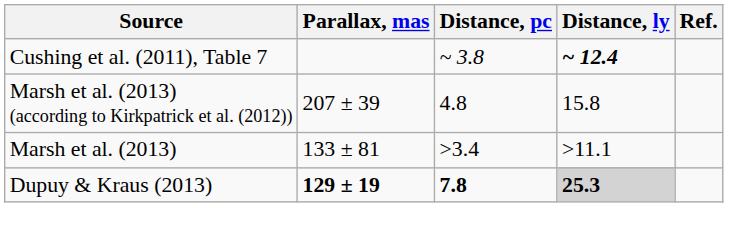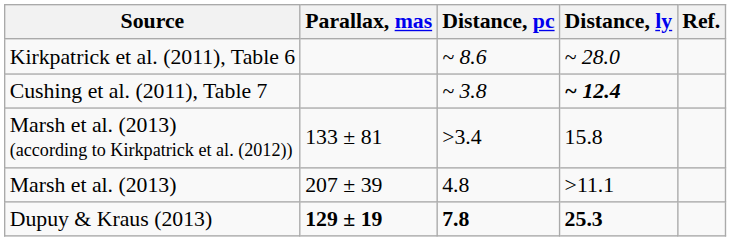+ row: (152, 56)
(341, 103) 207 ± 39 -> (344, 137) 133 ± 81
(453, 103) 4.8 -> (462, 137) >3.4
(341, 149) 133 ± 81 -> (344, 184) 207 ± 39
(459, 149) >3.4 -> (456, 184) 4.8
(581, 184) lightgrey background -> (584, 218) no background
